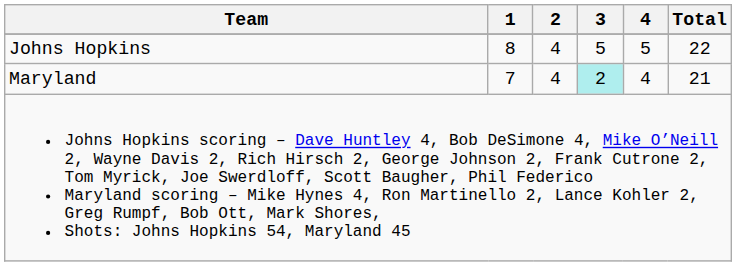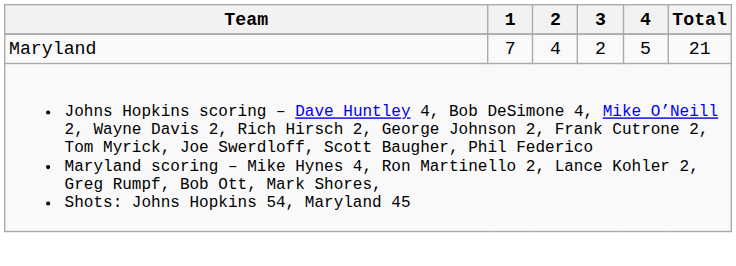- row: (80, 49)
(600, 79) paleturquoise background -> (600, 49) no background
(645, 79) 4 -> (645, 49) 5
